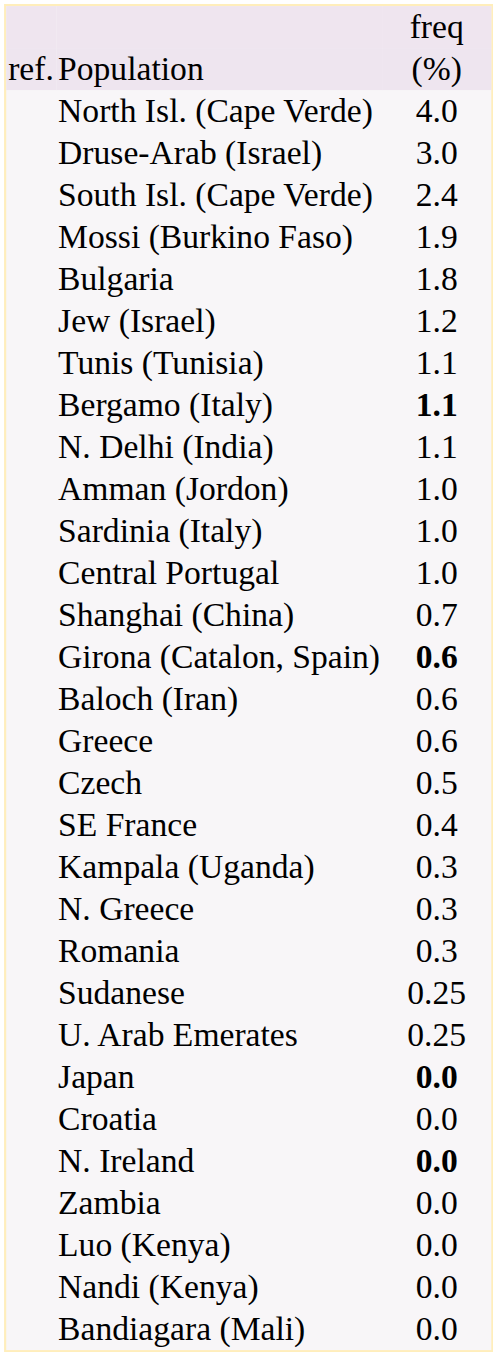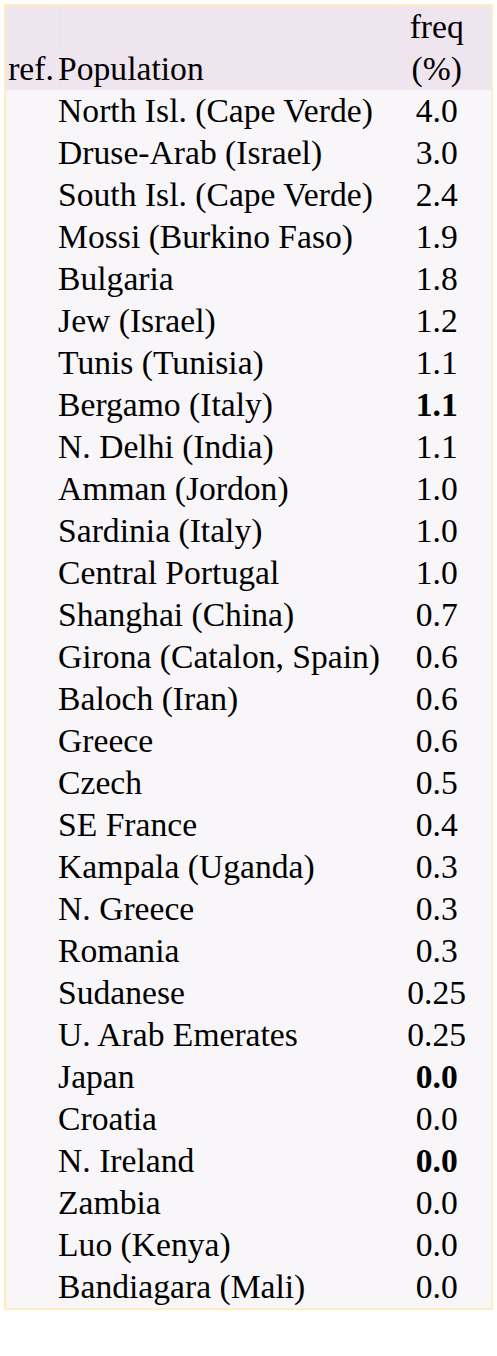(437, 656) bold -> (437, 656) normal
- row: (158, 1286)
